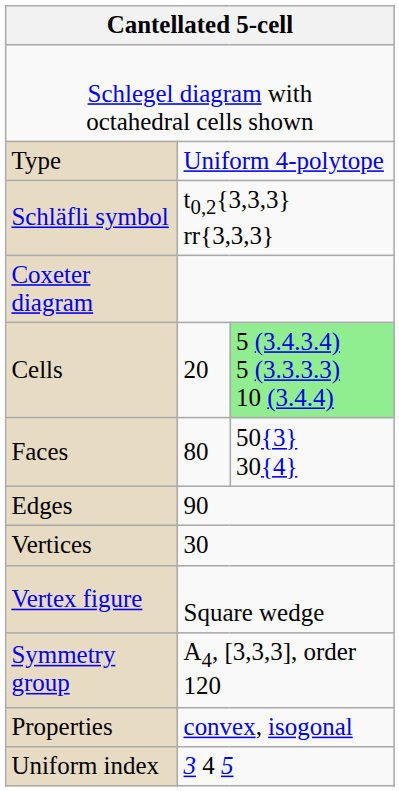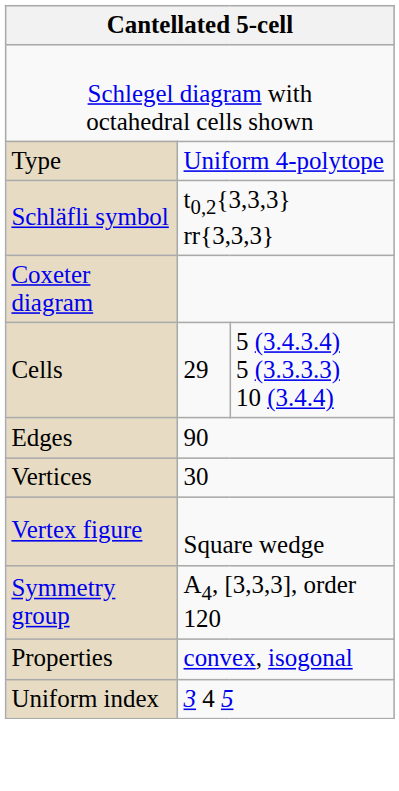(196, 370) 20 -> (196, 370) 29
(288, 370) lightgreen background -> (288, 370) no background
- row: (40, 451)
